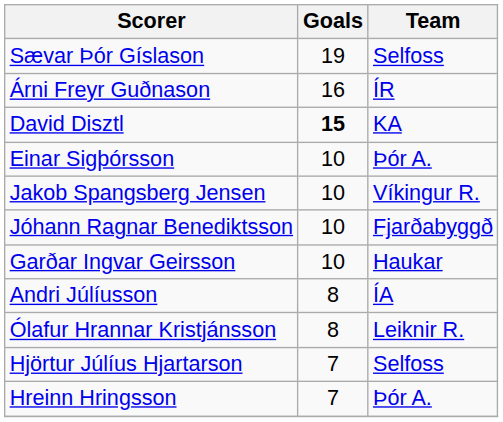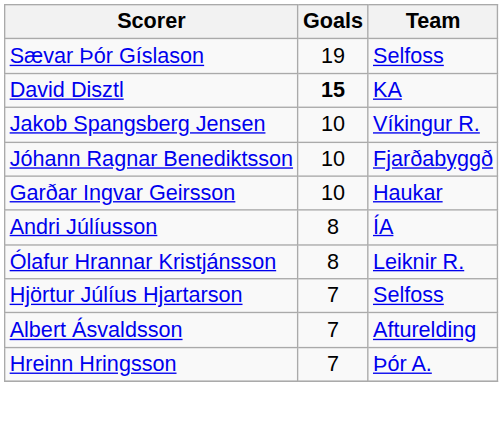- row: (110, 90)
- row: (92, 158)
+ row: (96, 329)
